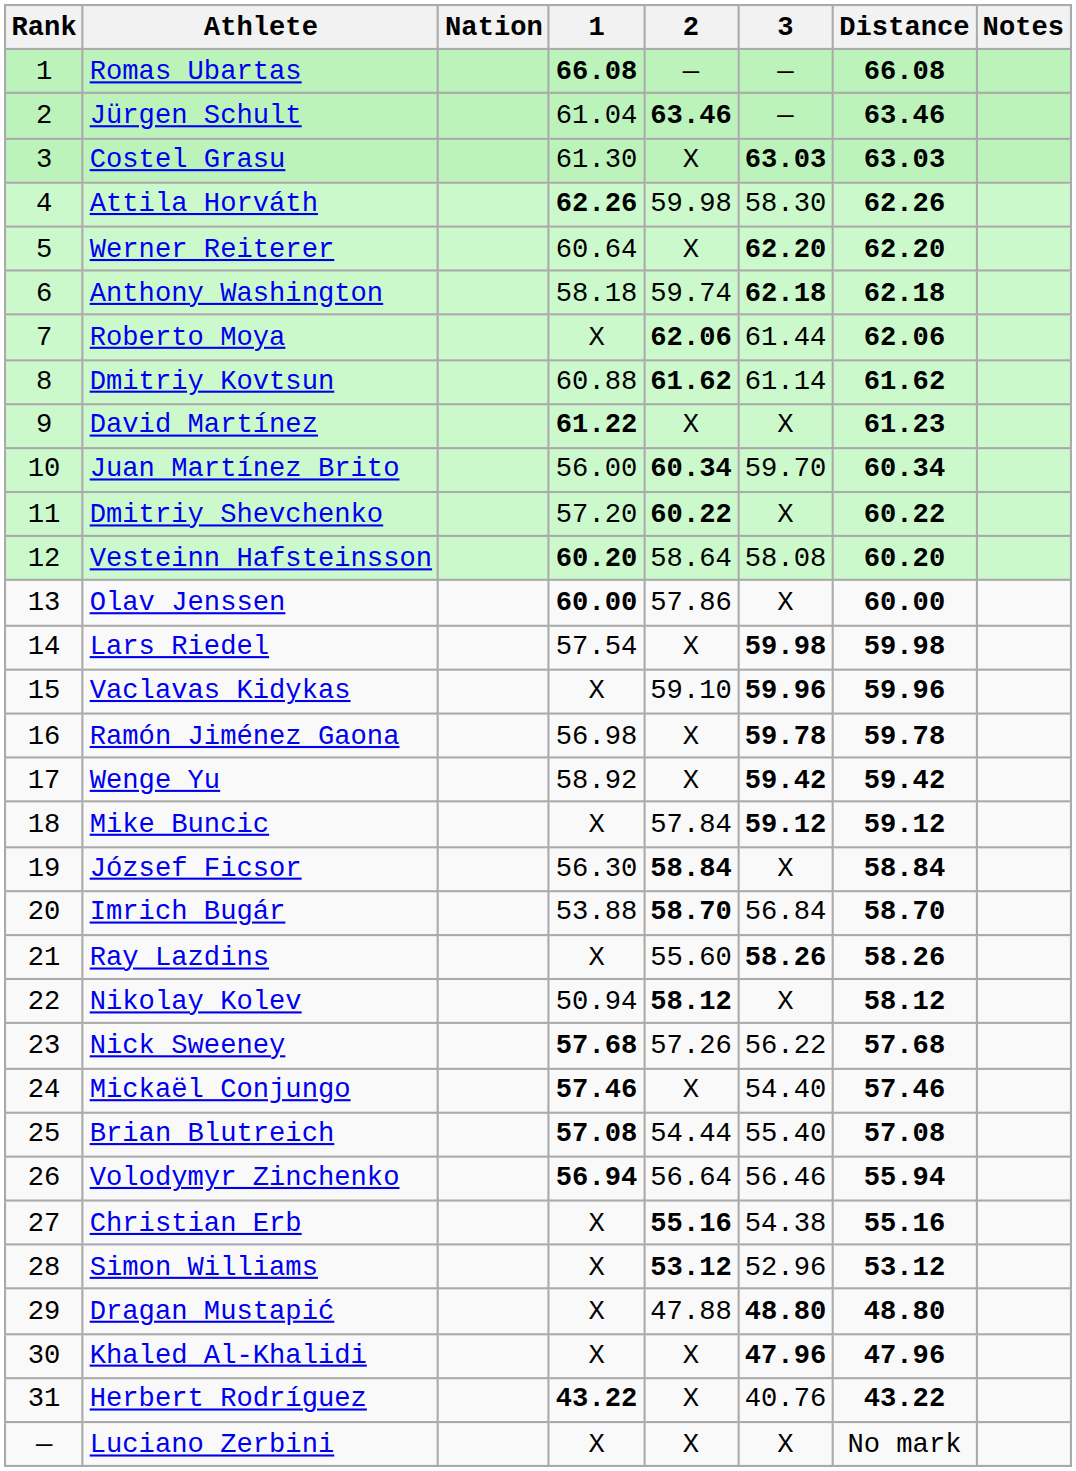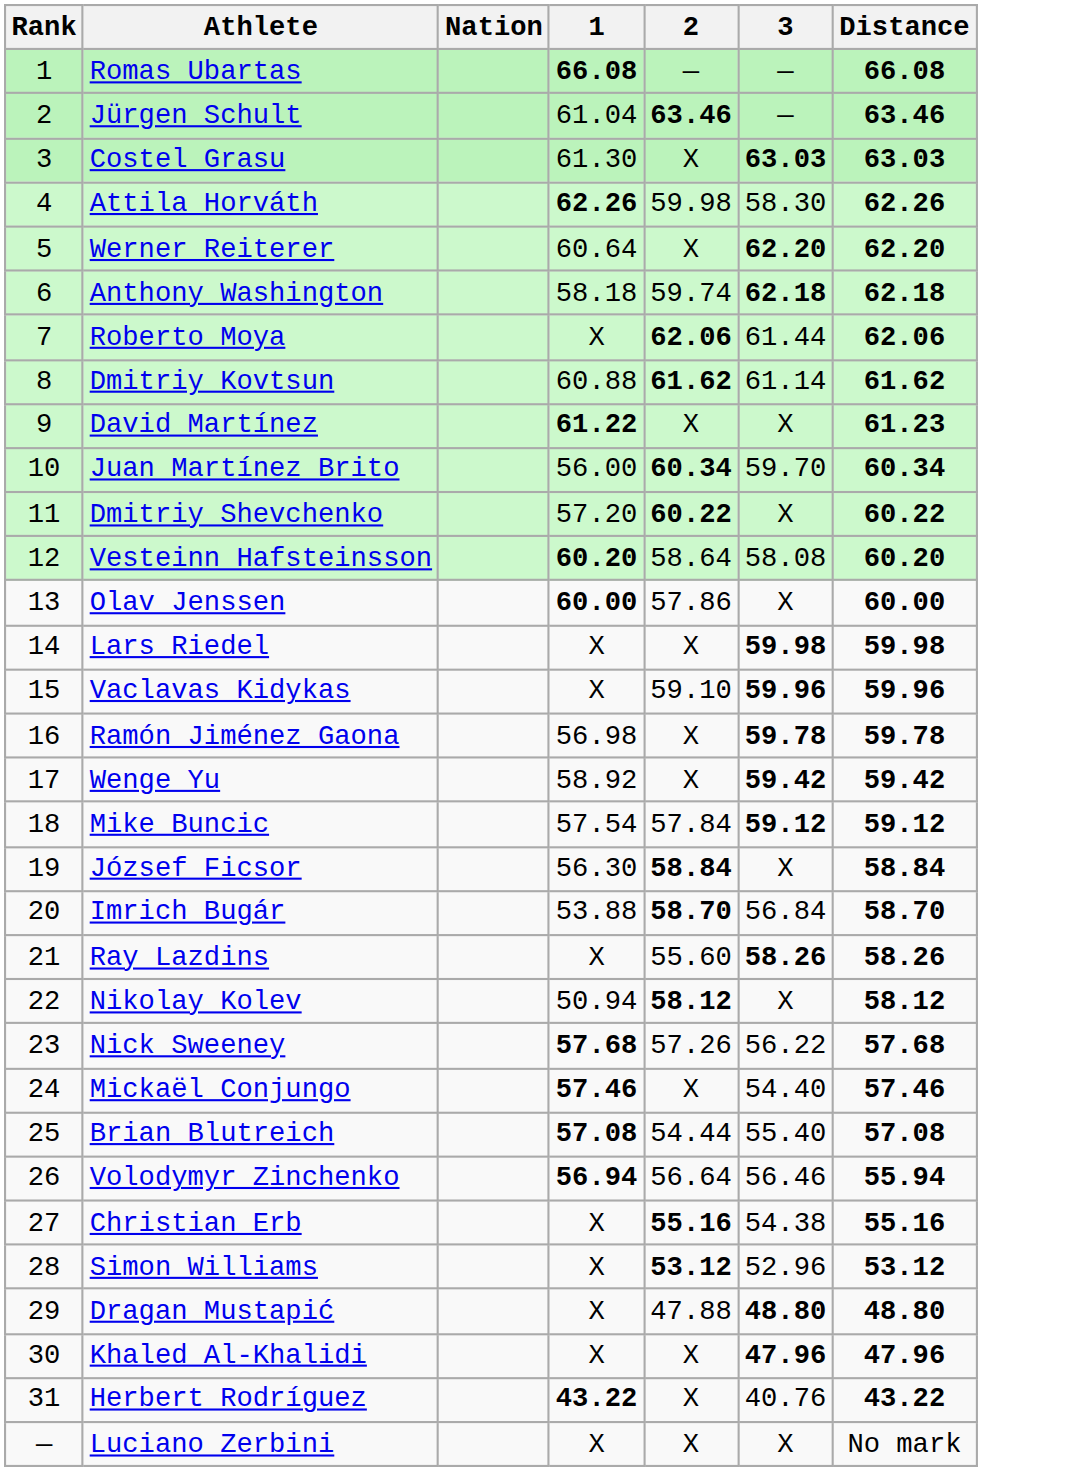- column: (1023, 27)
(597, 647) 57.54 -> (597, 647) X
(597, 824) X -> (597, 824) 57.54
